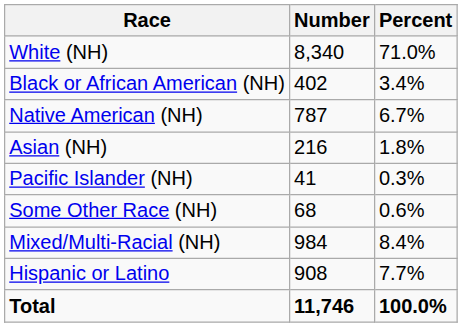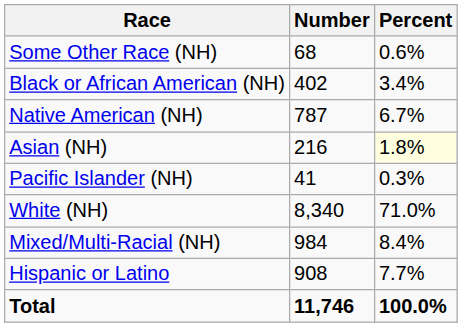rows swapped: (59, 52) <-> (113, 210)
(402, 147) no background -> (402, 147) lightyellow background
